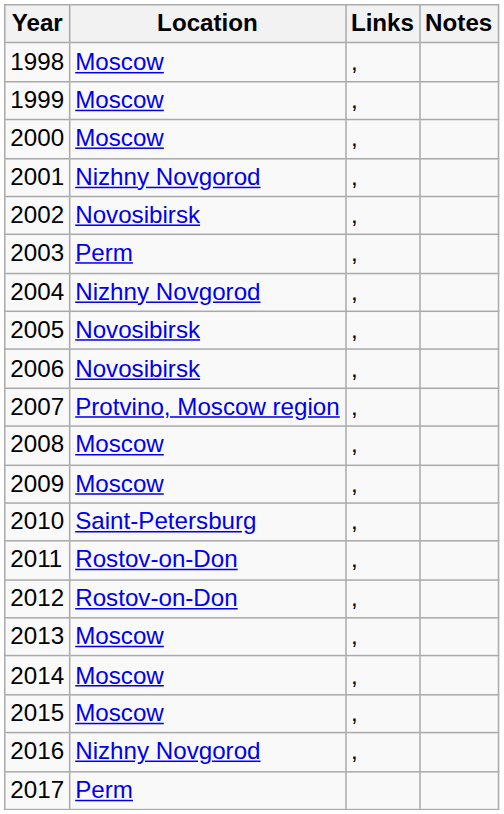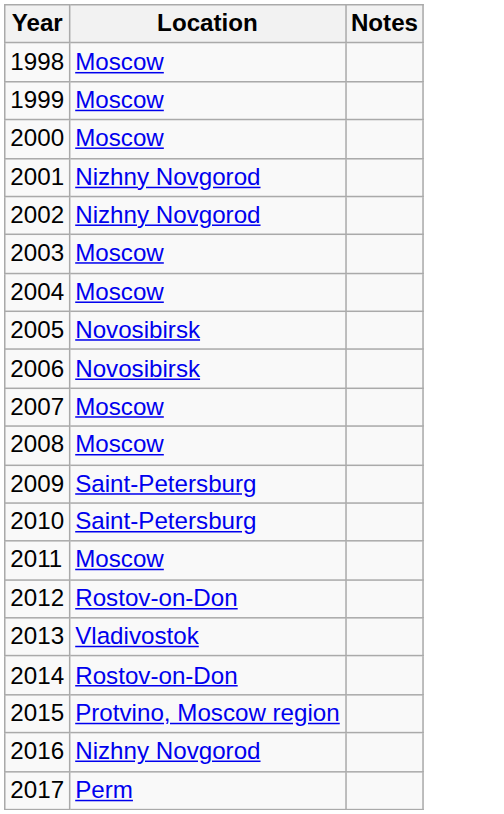- column: (382, 23)
(138, 215) Novosibirsk -> (168, 215) Nizhny Novgorod
(104, 253) Perm -> (120, 253) Moscow
(168, 291) Nizhny Novgorod -> (120, 291) Moscow
(207, 406) Protvino, Moscow region -> (120, 406) Moscow
(120, 483) Moscow -> (166, 483) Saint-Petersburg
(156, 560) Rostov-on-Don -> (120, 560) Moscow
(120, 636) Moscow -> (137, 636) Vladivostok
(120, 675) Moscow -> (156, 675) Rostov-on-Don
(120, 713) Moscow -> (207, 713) Protvino, Moscow region
